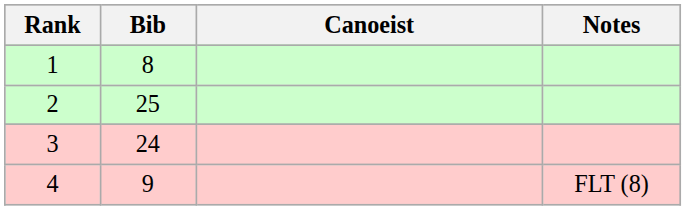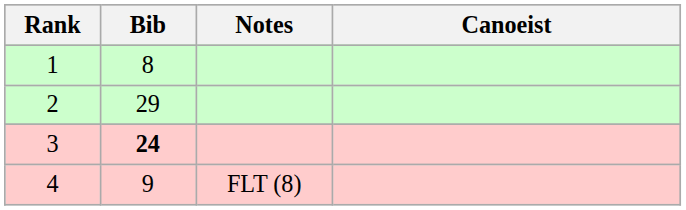columns swapped: (369, 24) <-> (612, 24)
(148, 104) 25 -> (148, 104) 29
(148, 144) normal -> (148, 144) bold
